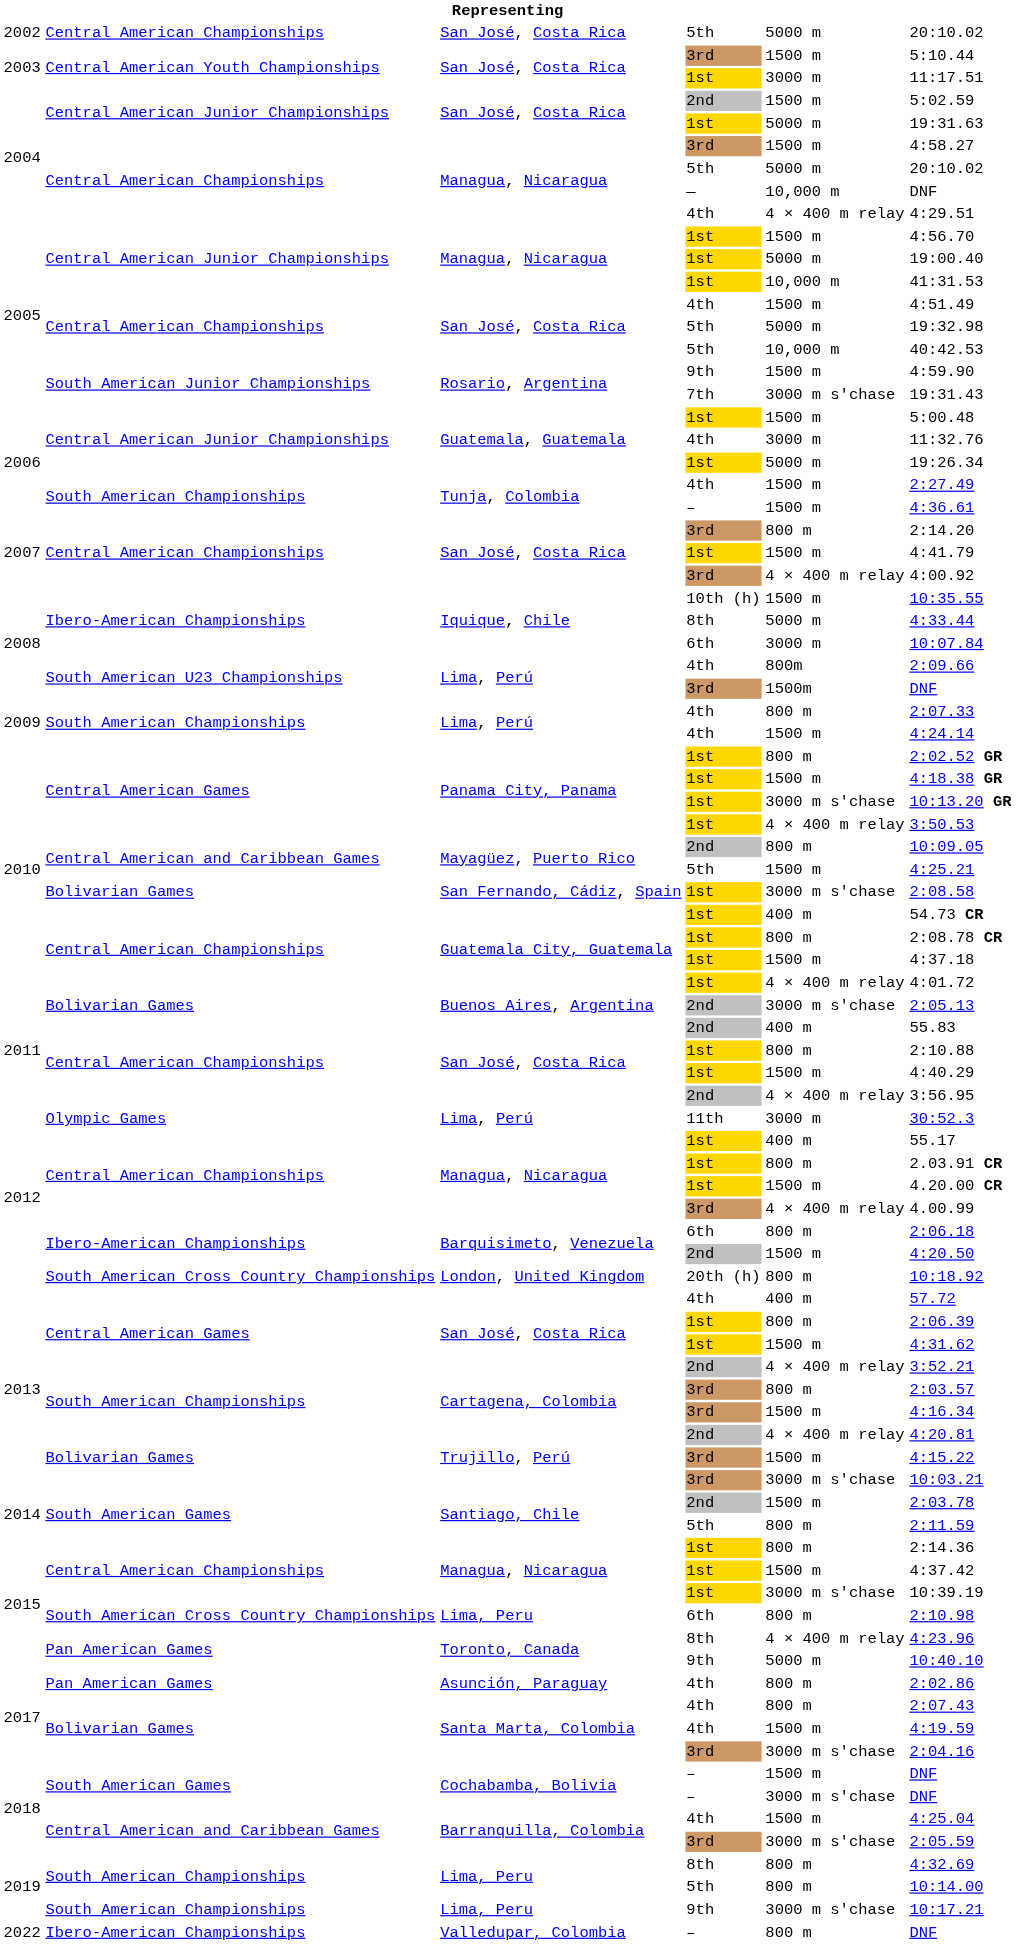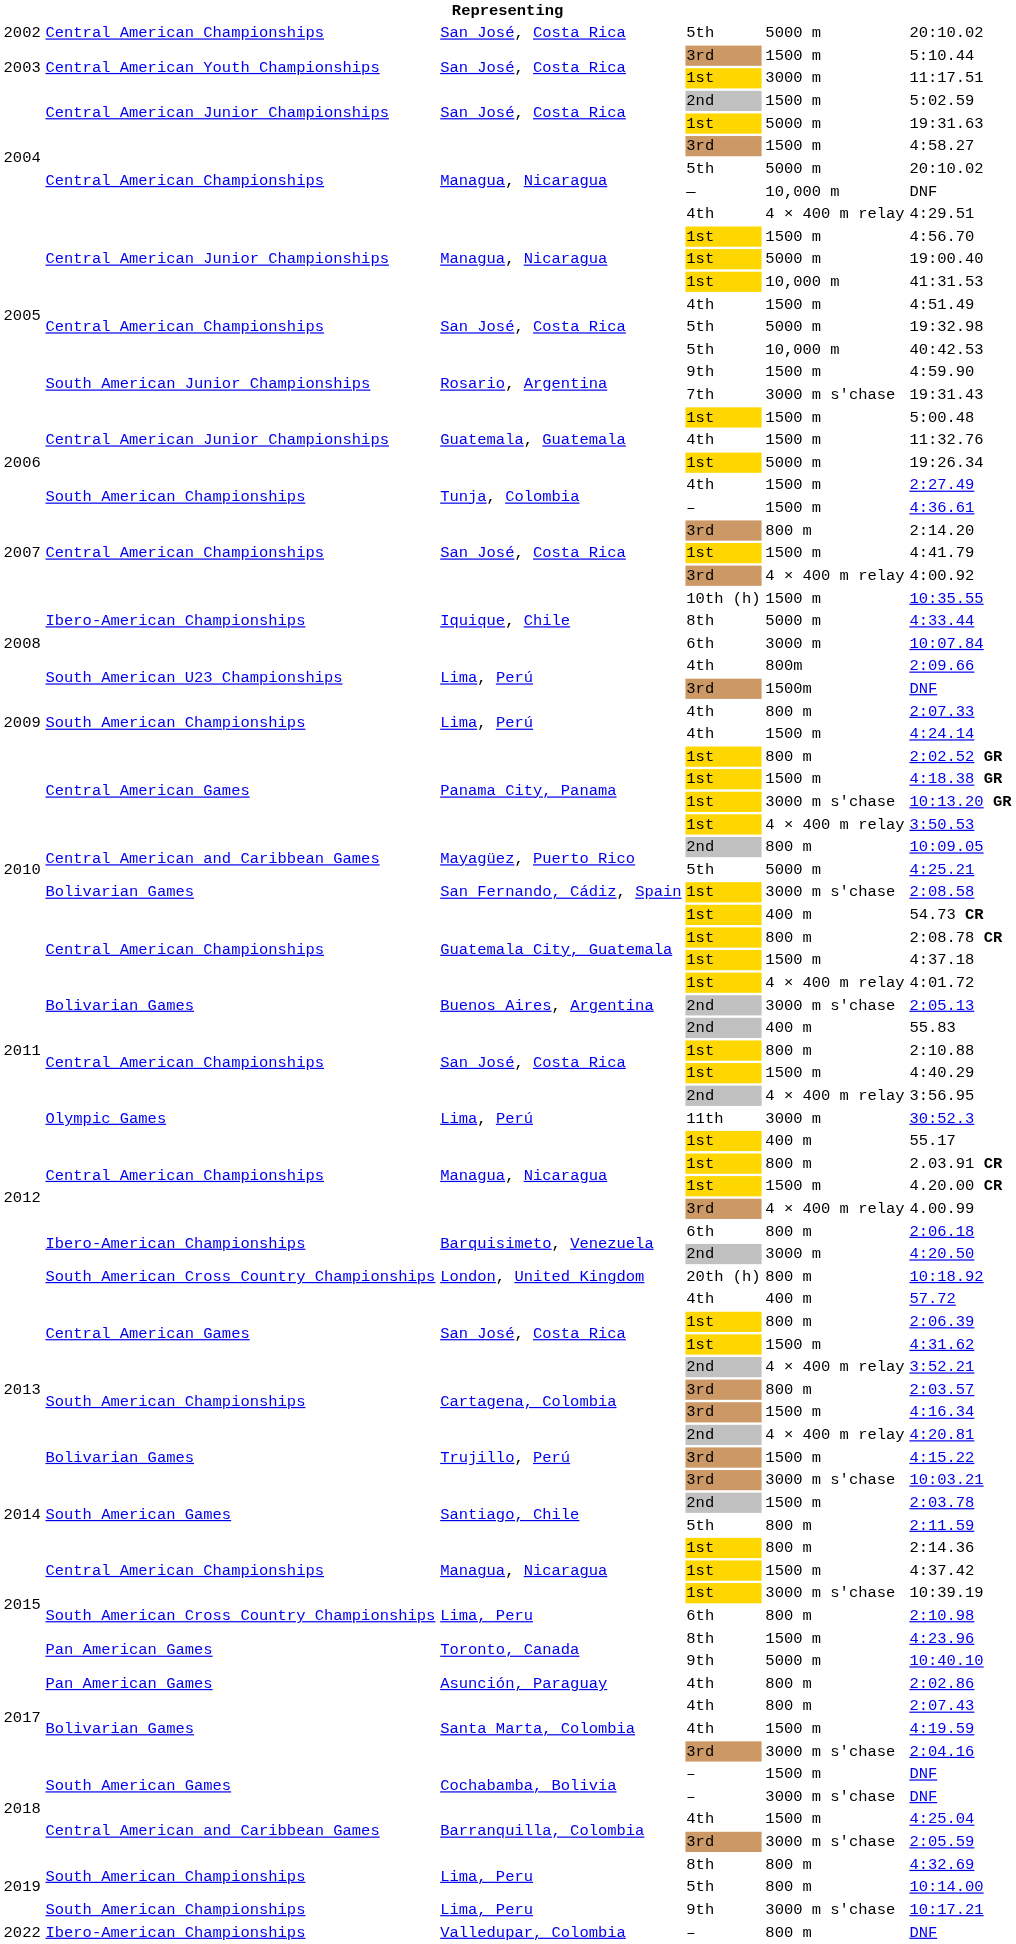(793, 440) 3000 m -> (793, 440) 1500 m
(793, 870) 1500 m -> (793, 870) 5000 m
(793, 1254) 1500 m -> (793, 1254) 3000 m
(835, 1638) 4 × 400 m relay -> (793, 1638) 1500 m
